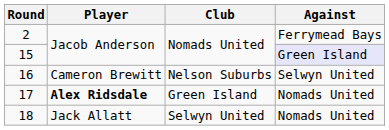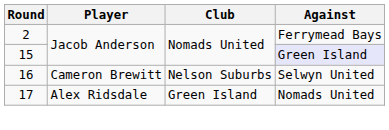(99, 95) bold -> (99, 95) normal
- row: (26, 115)
